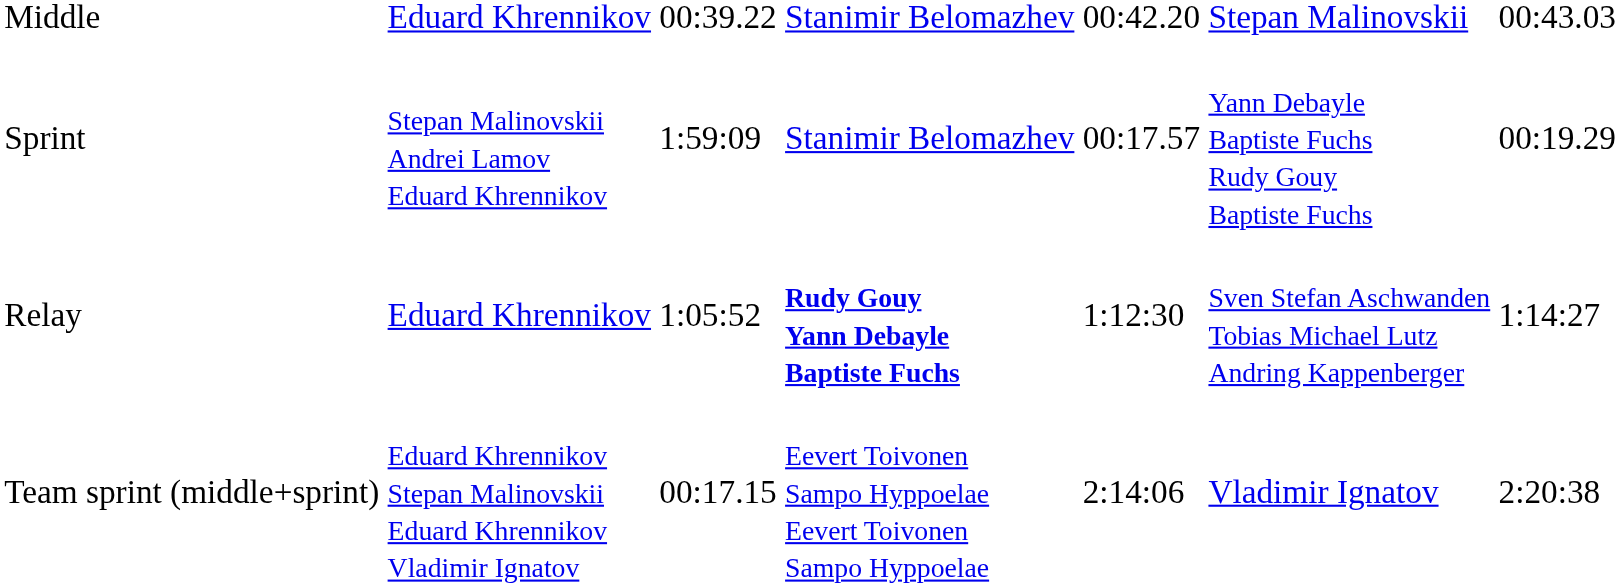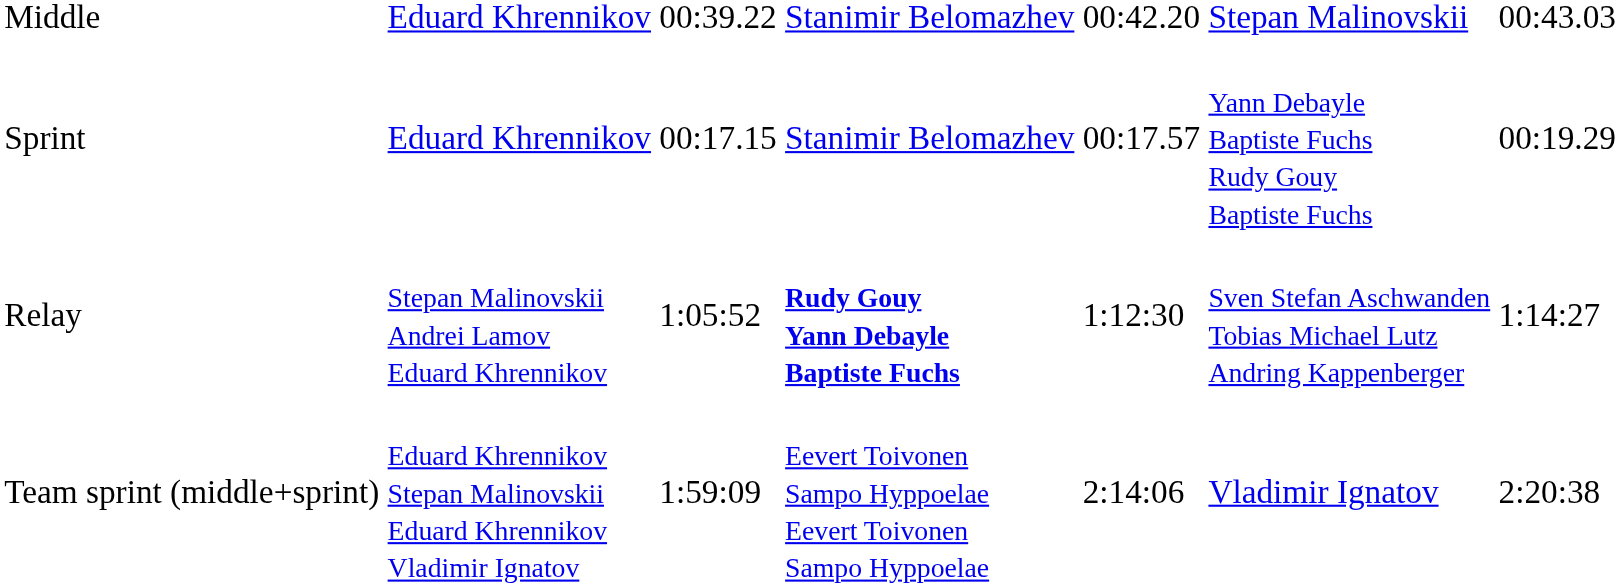(497, 158) Stepan Malinovskii Andrei Lamov Eduard Khrennikov -> (519, 138) Eduard Khrennikov
(710, 138) 1:59:09 -> (718, 138) 00:17.15
(519, 314) Eduard Khrennikov -> (497, 335) Stepan Malinovskii Andrei Lamov Eduard Khrennikov
(718, 491) 00:17.15 -> (710, 491) 1:59:09
